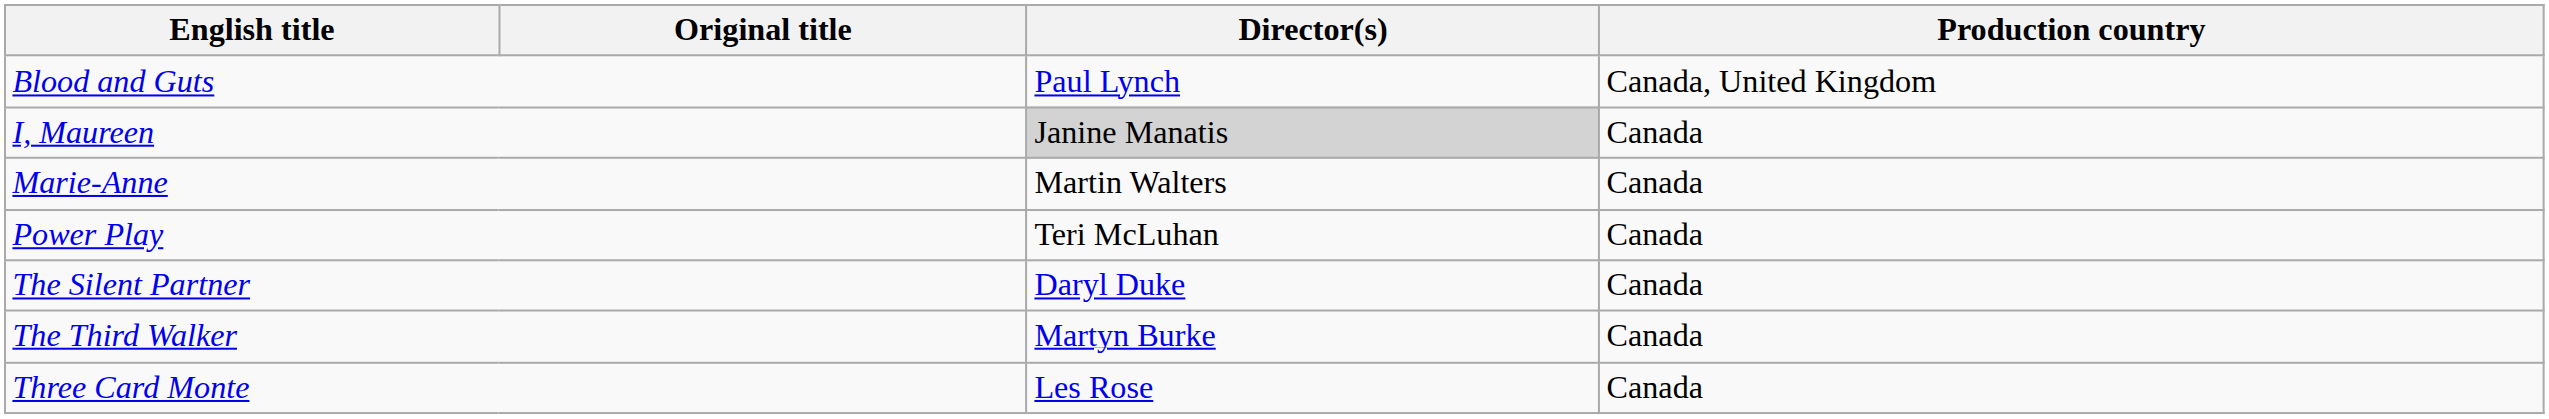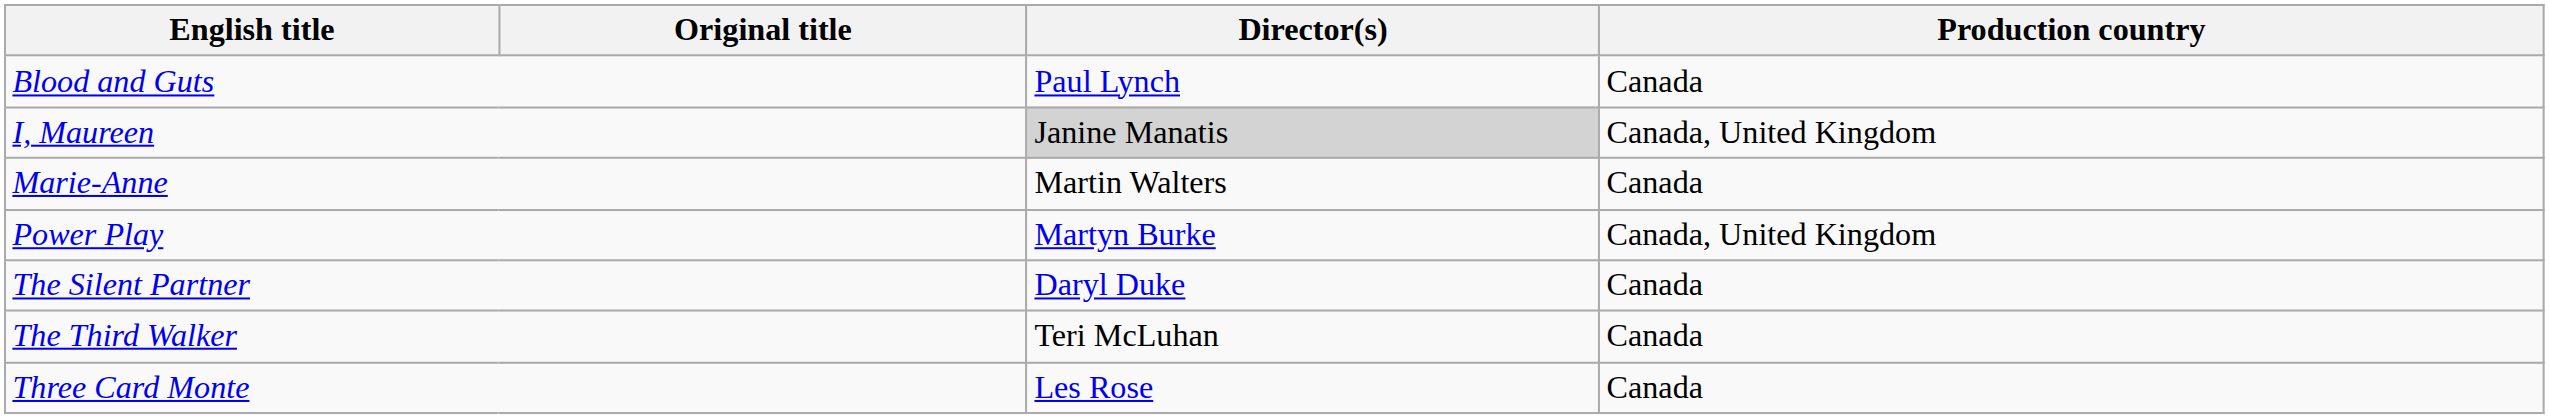(1771, 81) Canada, United Kingdom -> (1655, 81) Canada
(1655, 132) Canada -> (1771, 132) Canada, United Kingdom
(1127, 234) Teri McLuhan -> (1125, 234) Martyn Burke
(1655, 234) Canada -> (1771, 234) Canada, United Kingdom
(1125, 336) Martyn Burke -> (1127, 336) Teri McLuhan
